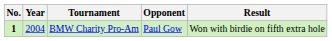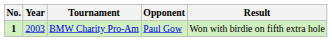(35, 28) 2004 -> (35, 28) 2003
